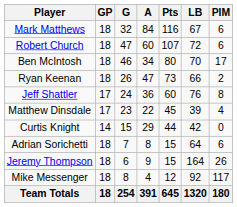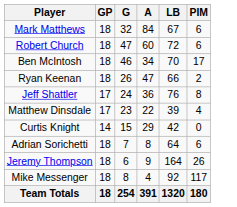- column: (170, 12)
